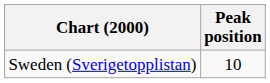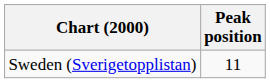(233, 63) 10 -> (233, 63) 11
